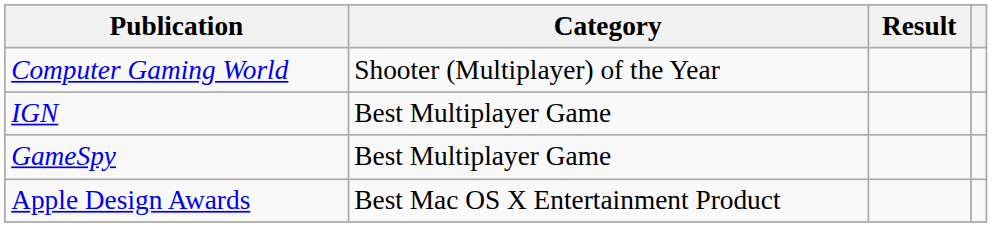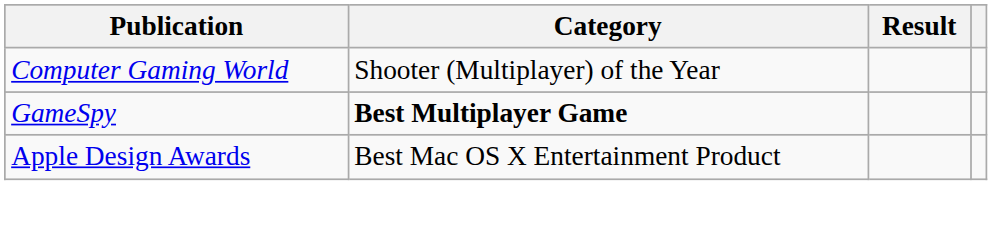- row: (35, 112)
(483, 156) normal -> (491, 112) bold
